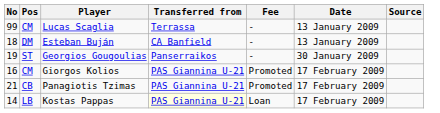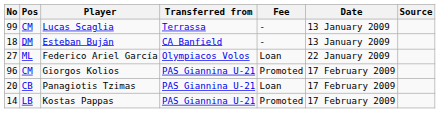+ row: (100, 56)
- row: (95, 56)
(12, 71) 16 -> (12, 71) 96
(12, 86) 21 -> (12, 86) 20
(270, 86) Promoted -> (270, 86) Loan
(198, 101) lightyellow background -> (209, 101) no background
(259, 101) Loan -> (281, 101) Promoted
